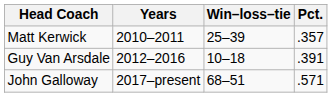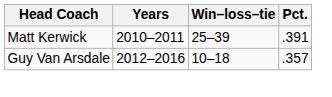(310, 37) .357 -> (295, 37) .391
(310, 59) .391 -> (295, 59) .357
- row: (53, 80)
